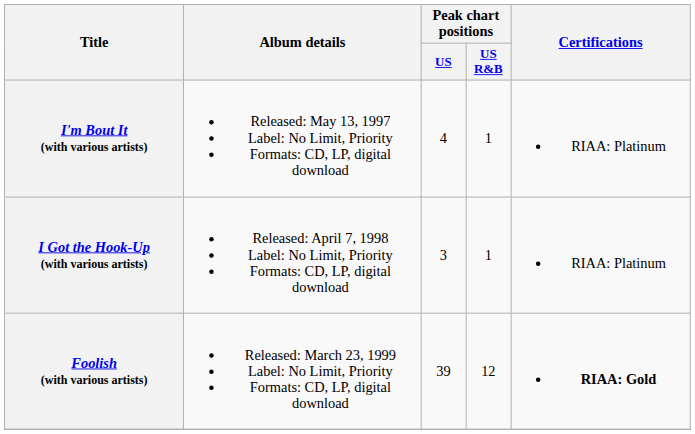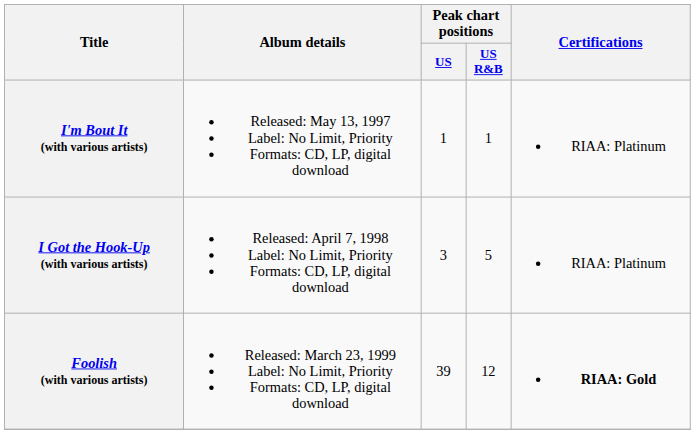(443, 138) 4 -> (443, 138) 1
(488, 254) 1 -> (488, 254) 5
